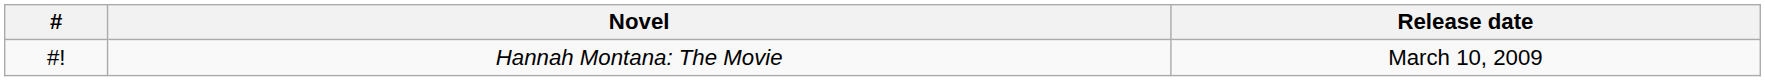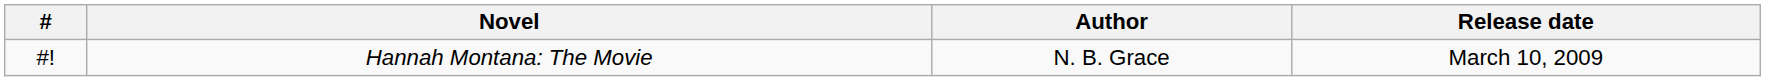+ column: (1112, 22)
